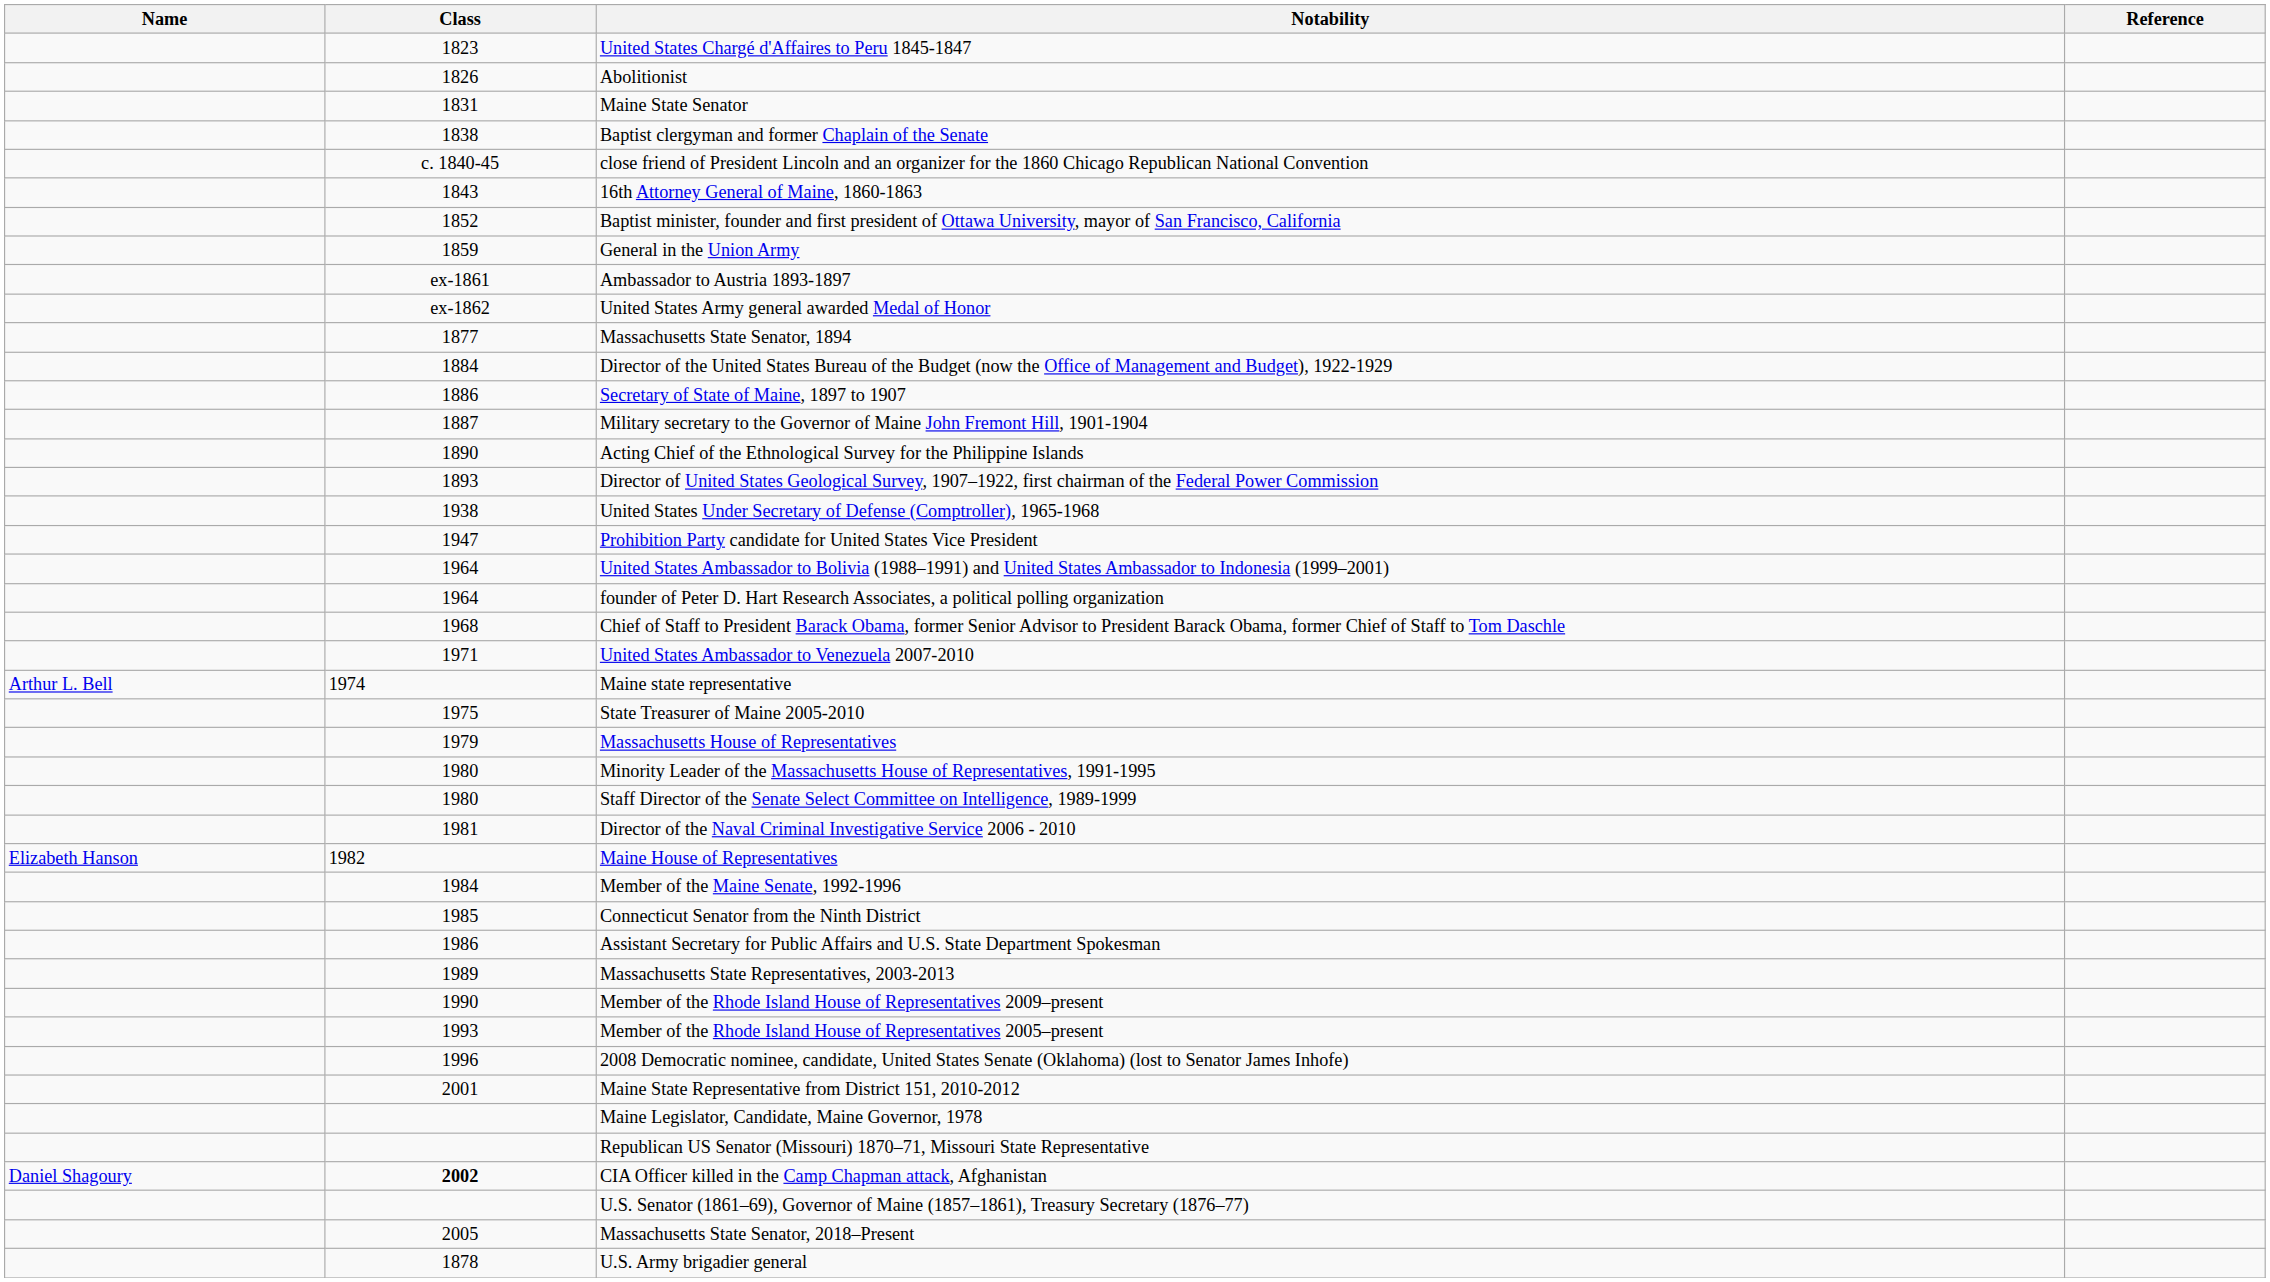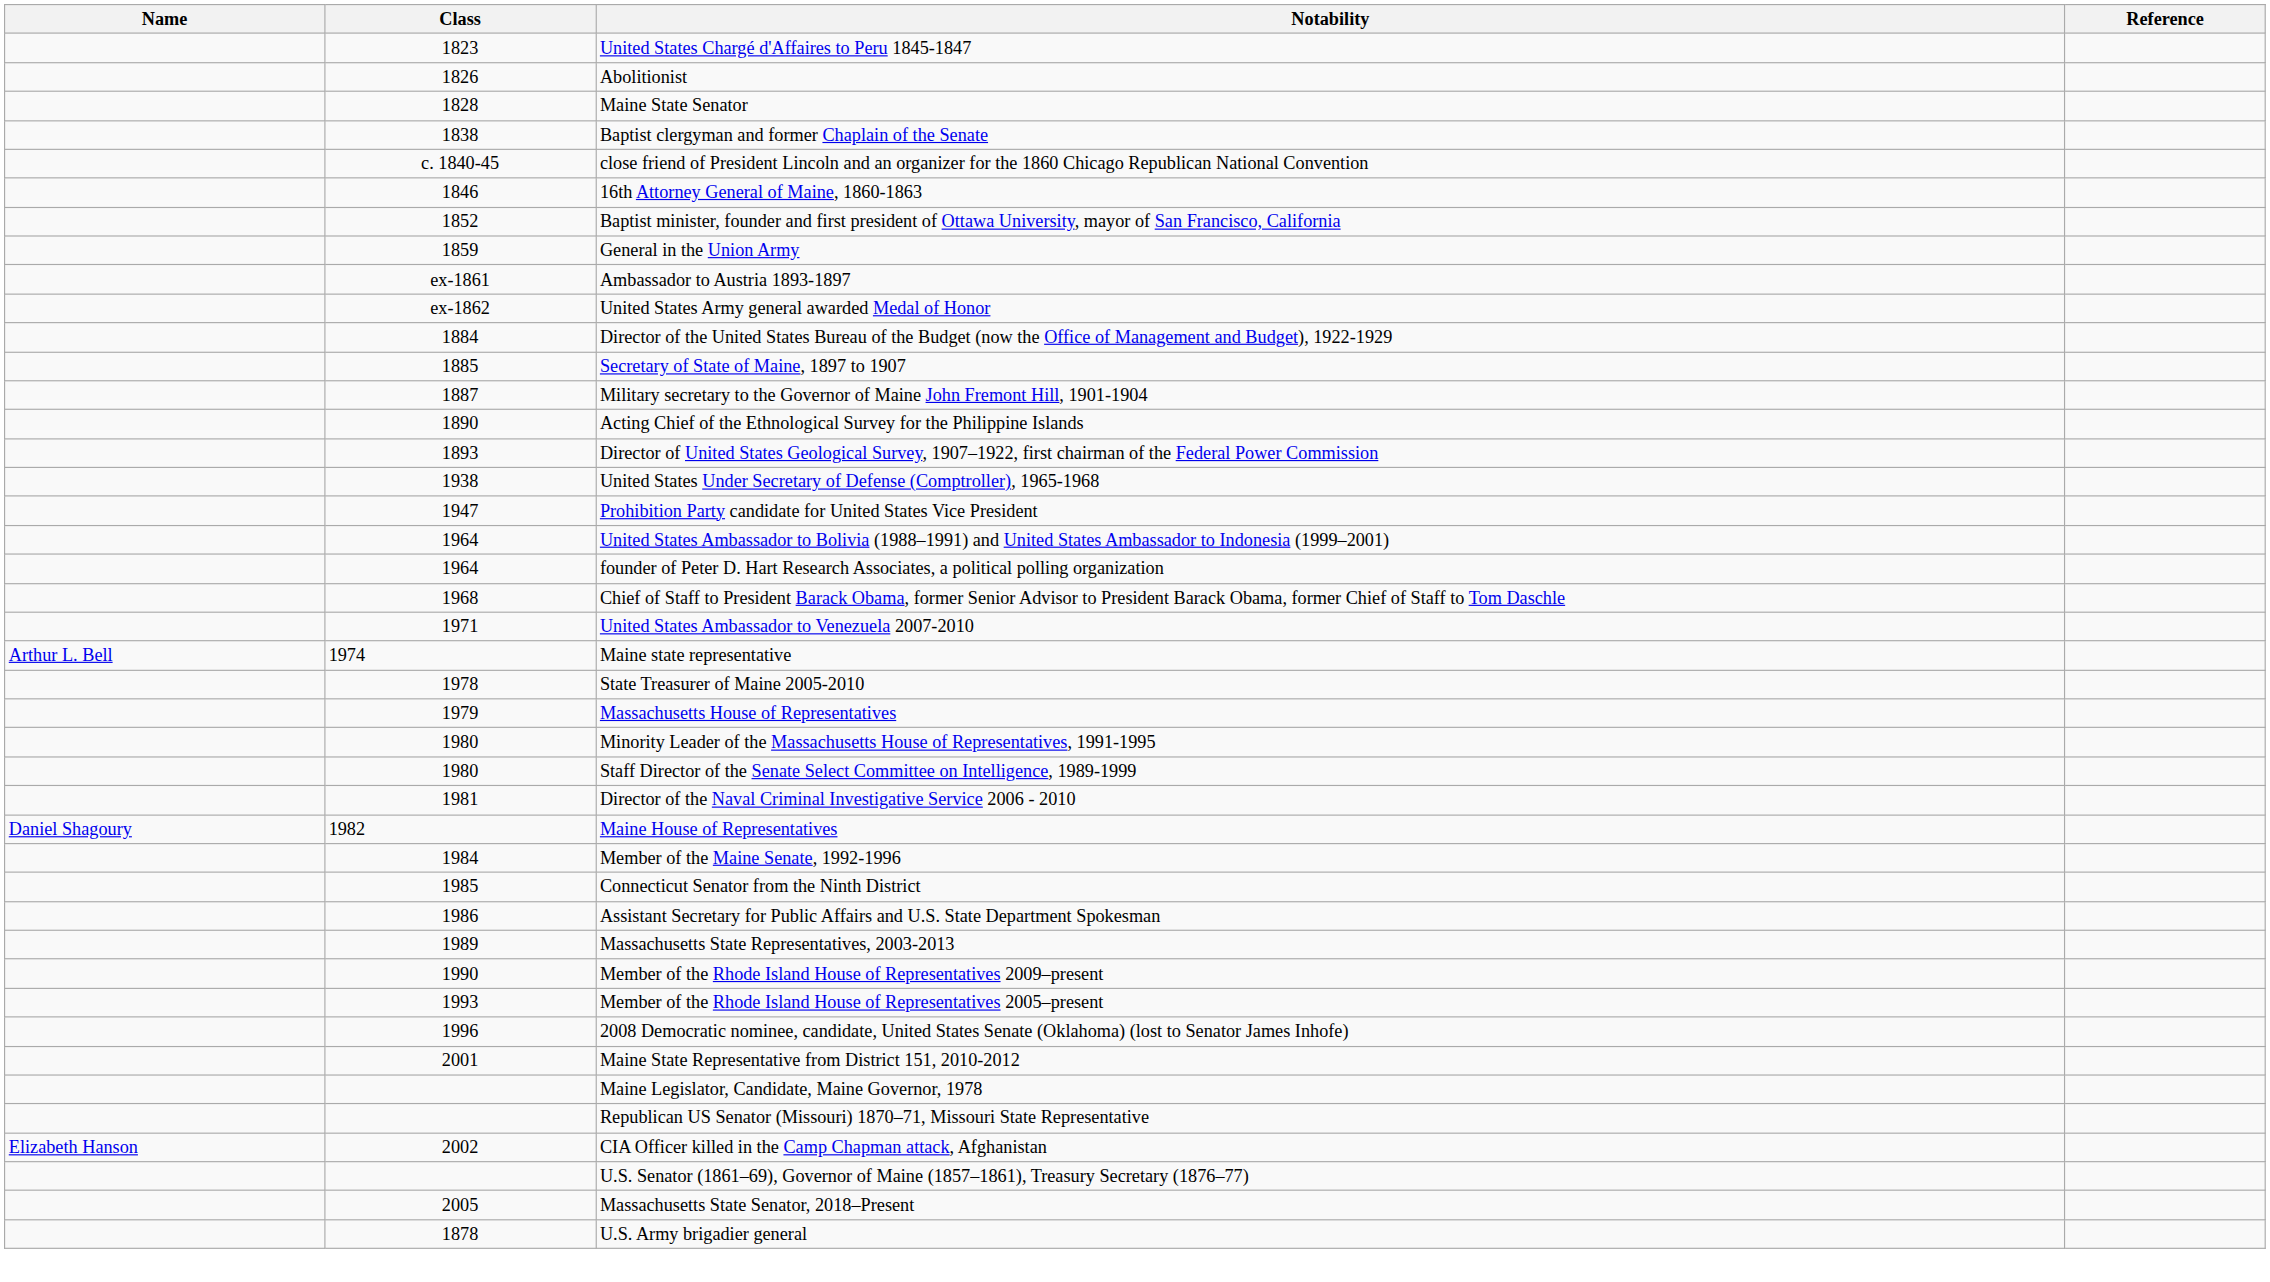(460, 105) 1831 -> (460, 105) 1828
(460, 192) 1843 -> (460, 192) 1846
- row: (726, 337)
(460, 395) 1886 -> (460, 366) 1885
(460, 713) 1975 -> (460, 684) 1978
(73, 857) Elizabeth Hanson -> (70, 828) Daniel Shagoury
(70, 1176) Daniel Shagoury -> (73, 1147) Elizabeth Hanson
(460, 1176) bold -> (460, 1147) normal
